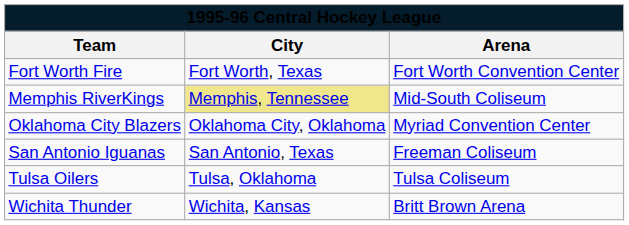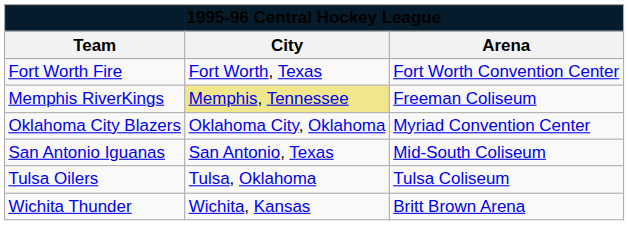(470, 98) Mid-South Coliseum -> (465, 98) Freeman Coliseum
(465, 152) Freeman Coliseum -> (470, 152) Mid-South Coliseum
